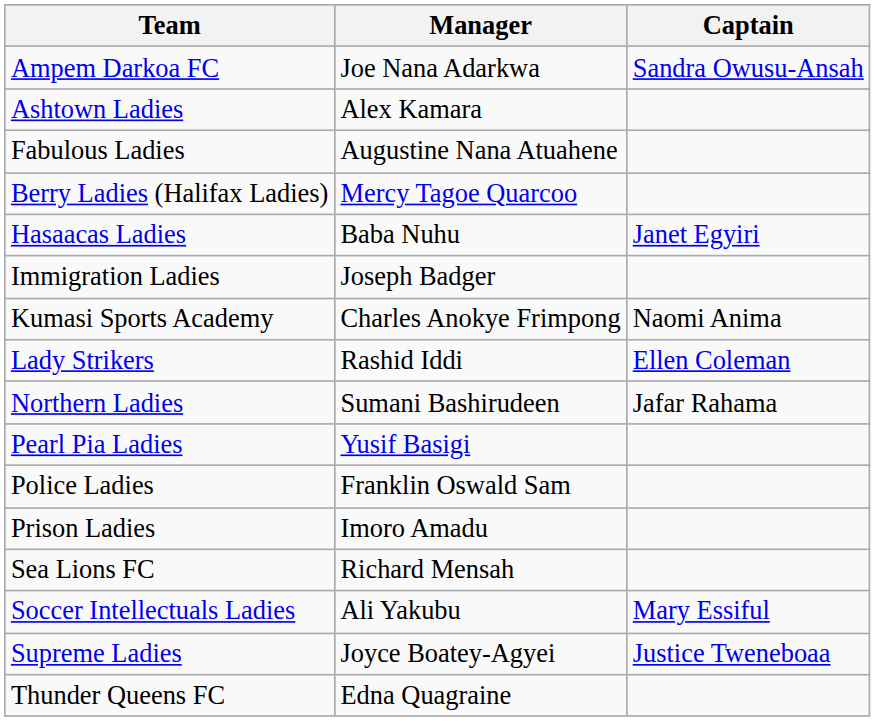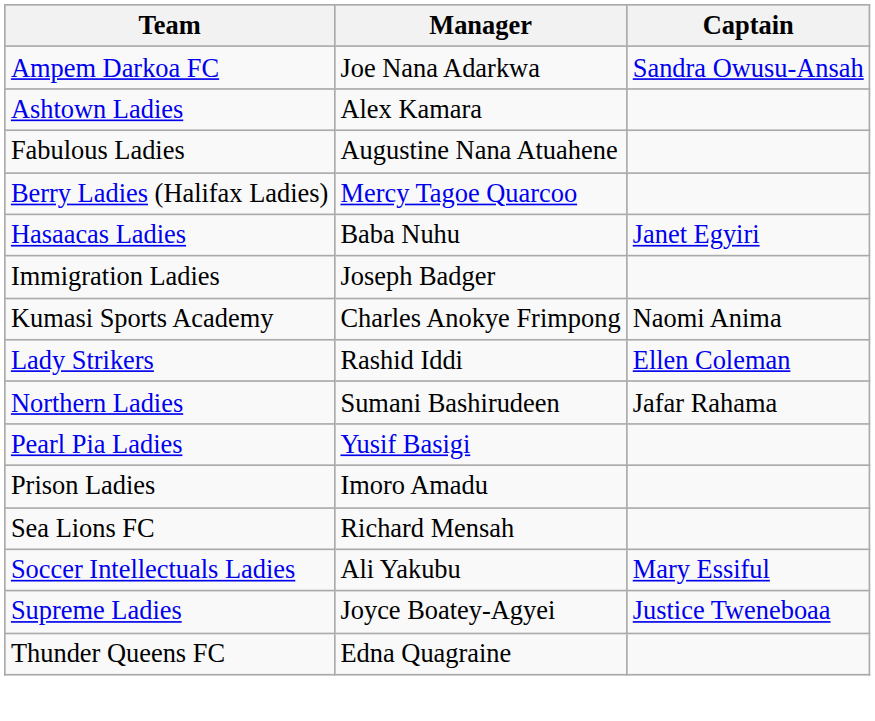- row: (82, 485)
